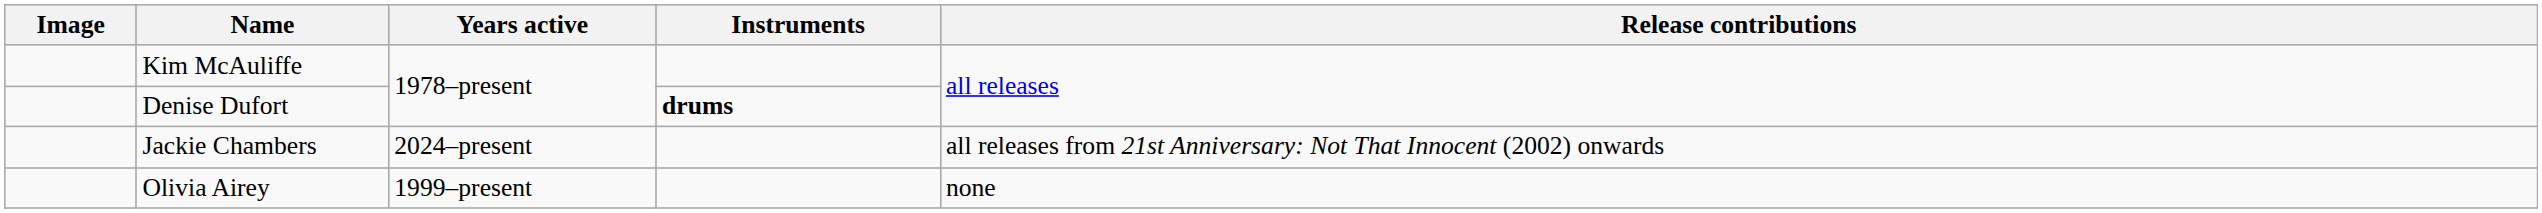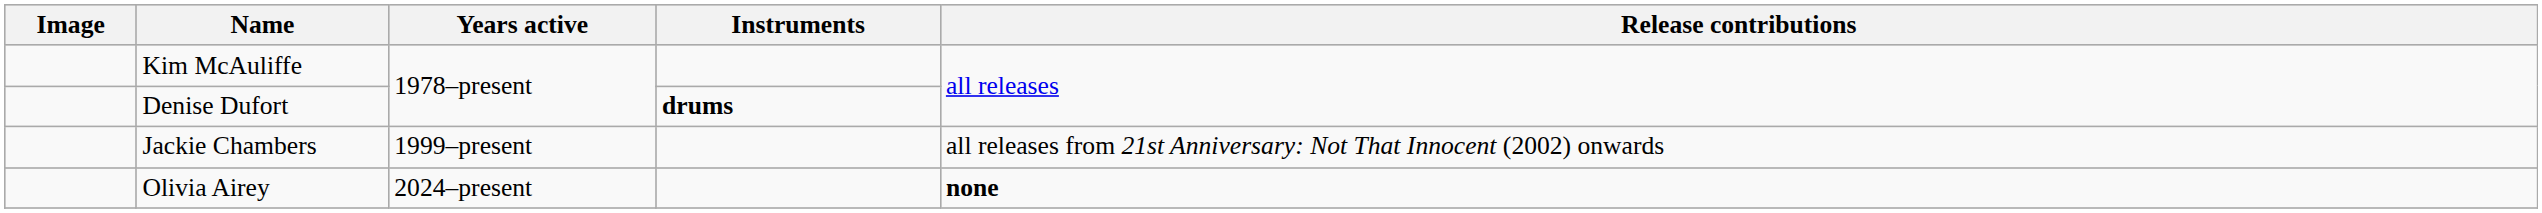(463, 146) 2024–present -> (463, 146) 1999–present
(463, 187) 1999–present -> (463, 187) 2024–present
(971, 187) normal -> (972, 187) bold
